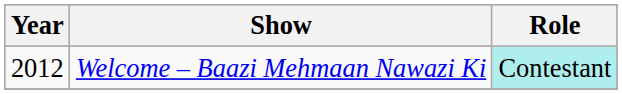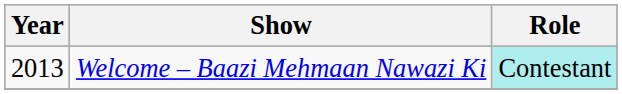(37, 67) 2012 -> (37, 67) 2013
